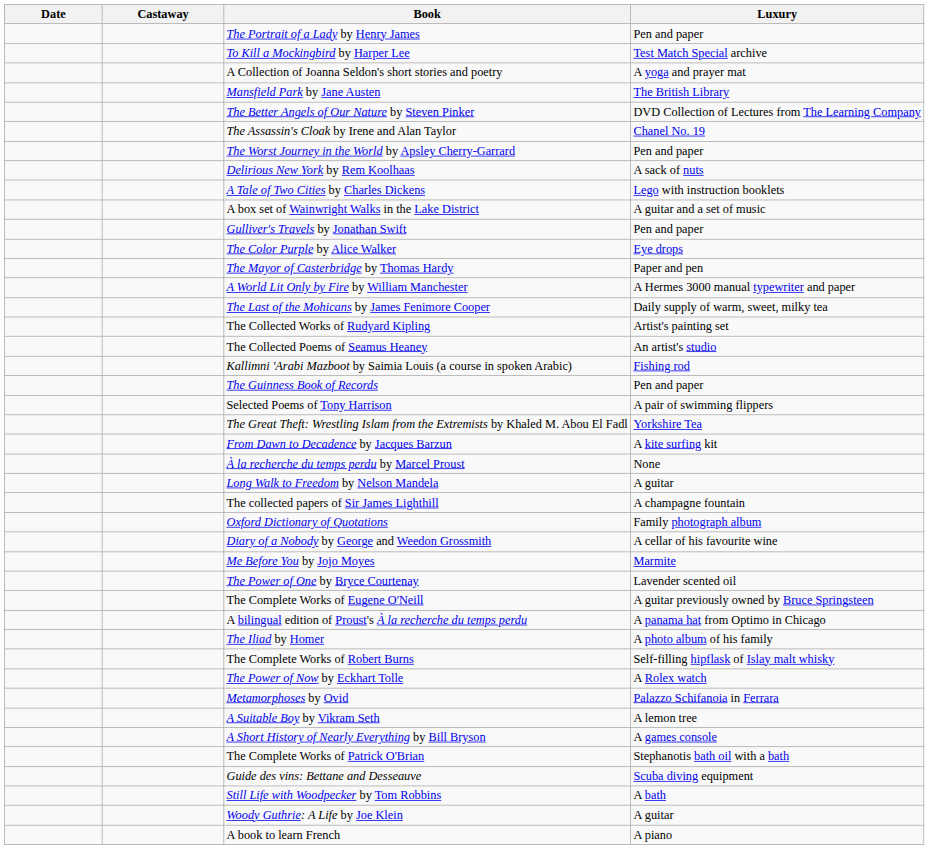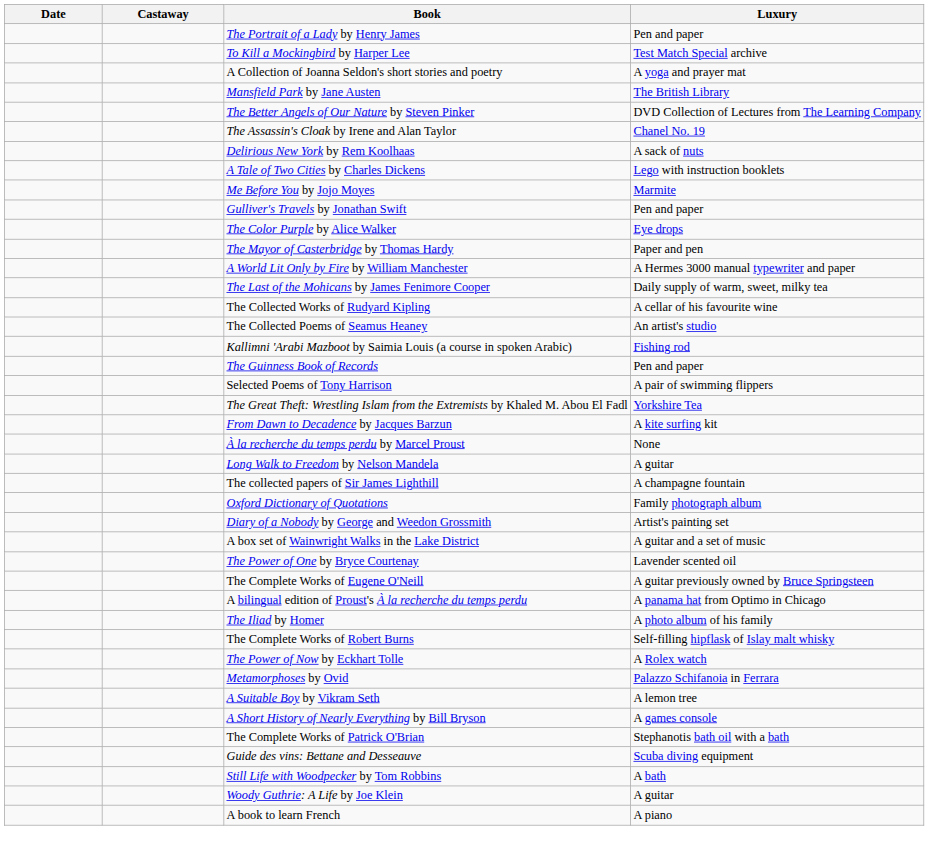- row: (371, 151)
rows swapped: (353, 209) <-> (300, 561)
(681, 326) Artist's painting set -> (705, 307) A cellar of his favourite wine
(705, 541) A cellar of his favourite wine -> (681, 522) Artist's painting set
